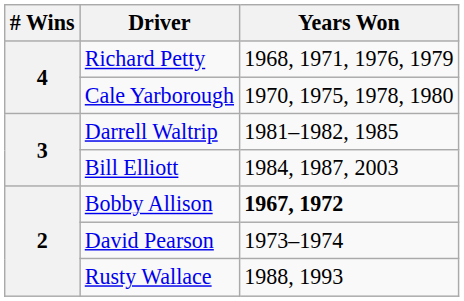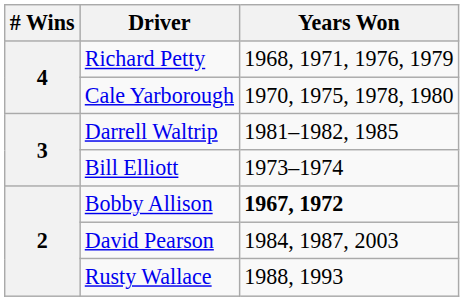(321, 168) 1984, 1987, 2003 -> (294, 168) 1973–1974
(294, 240) 1973–1974 -> (321, 240) 1984, 1987, 2003
